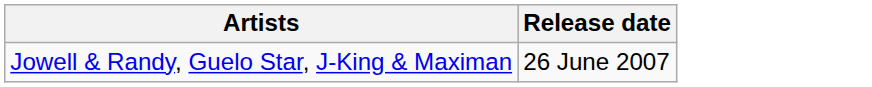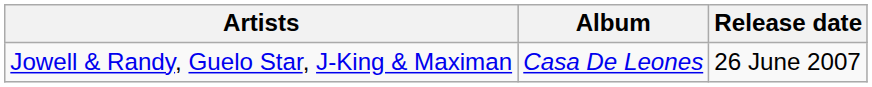+ column: (613, 23)
